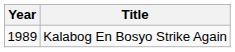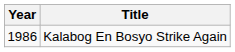(22, 36) 1989 -> (22, 36) 1986
